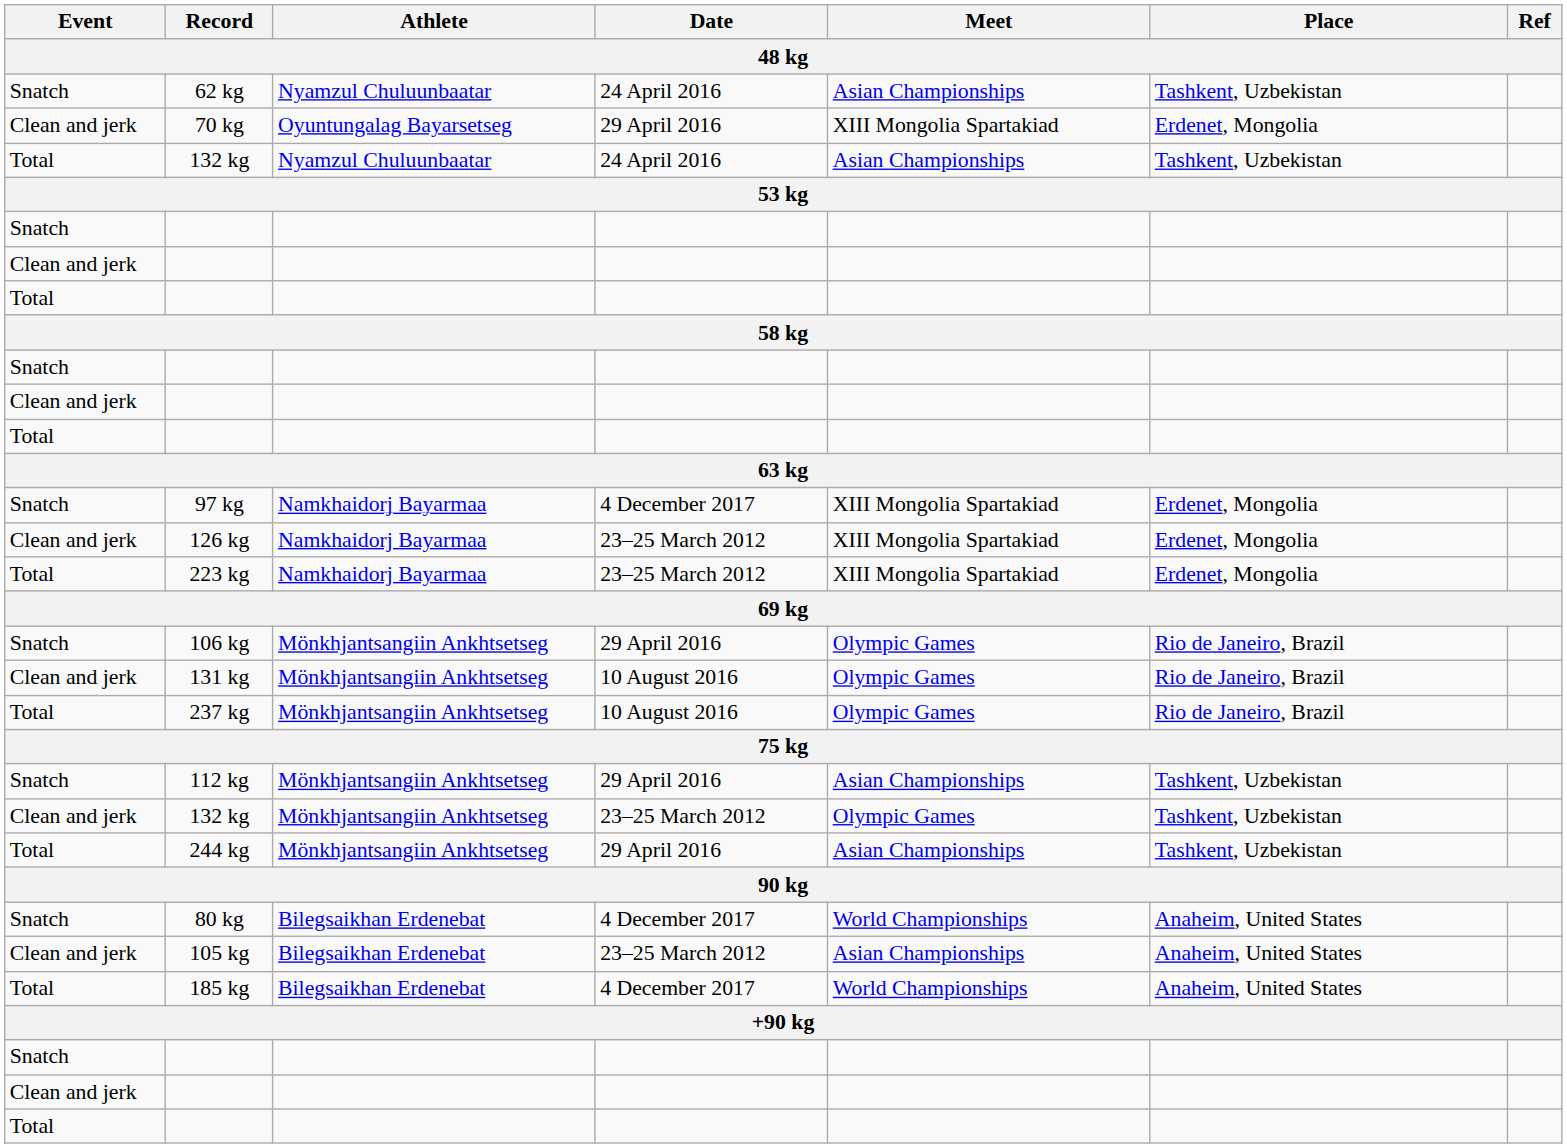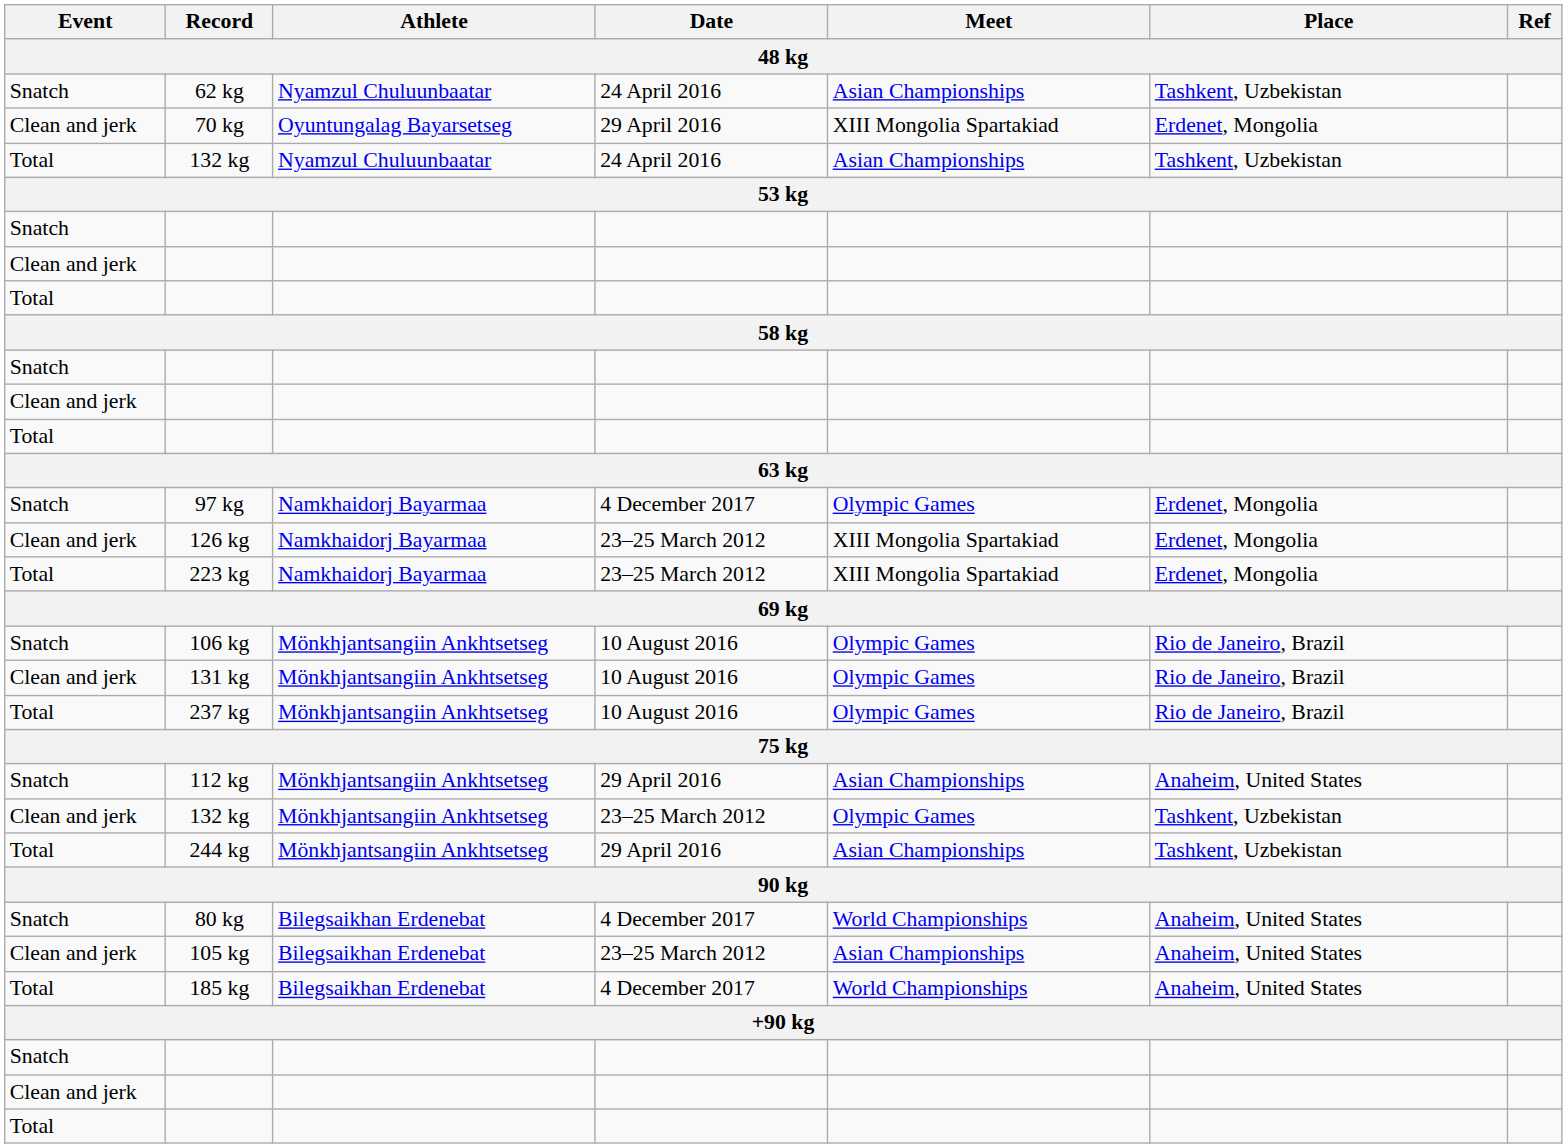(946, 504) XIII Mongolia Spartakiad -> (904, 504) Olympic Games
(661, 642) 29 April 2016 -> (669, 642) 10 August 2016
(1248, 780) Tashkent, Uzbekistan -> (1258, 780) Anaheim, United States
